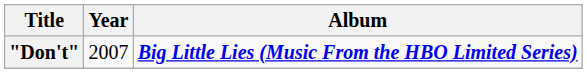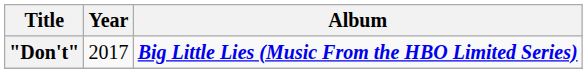(108, 52) 2007 -> (108, 52) 2017
